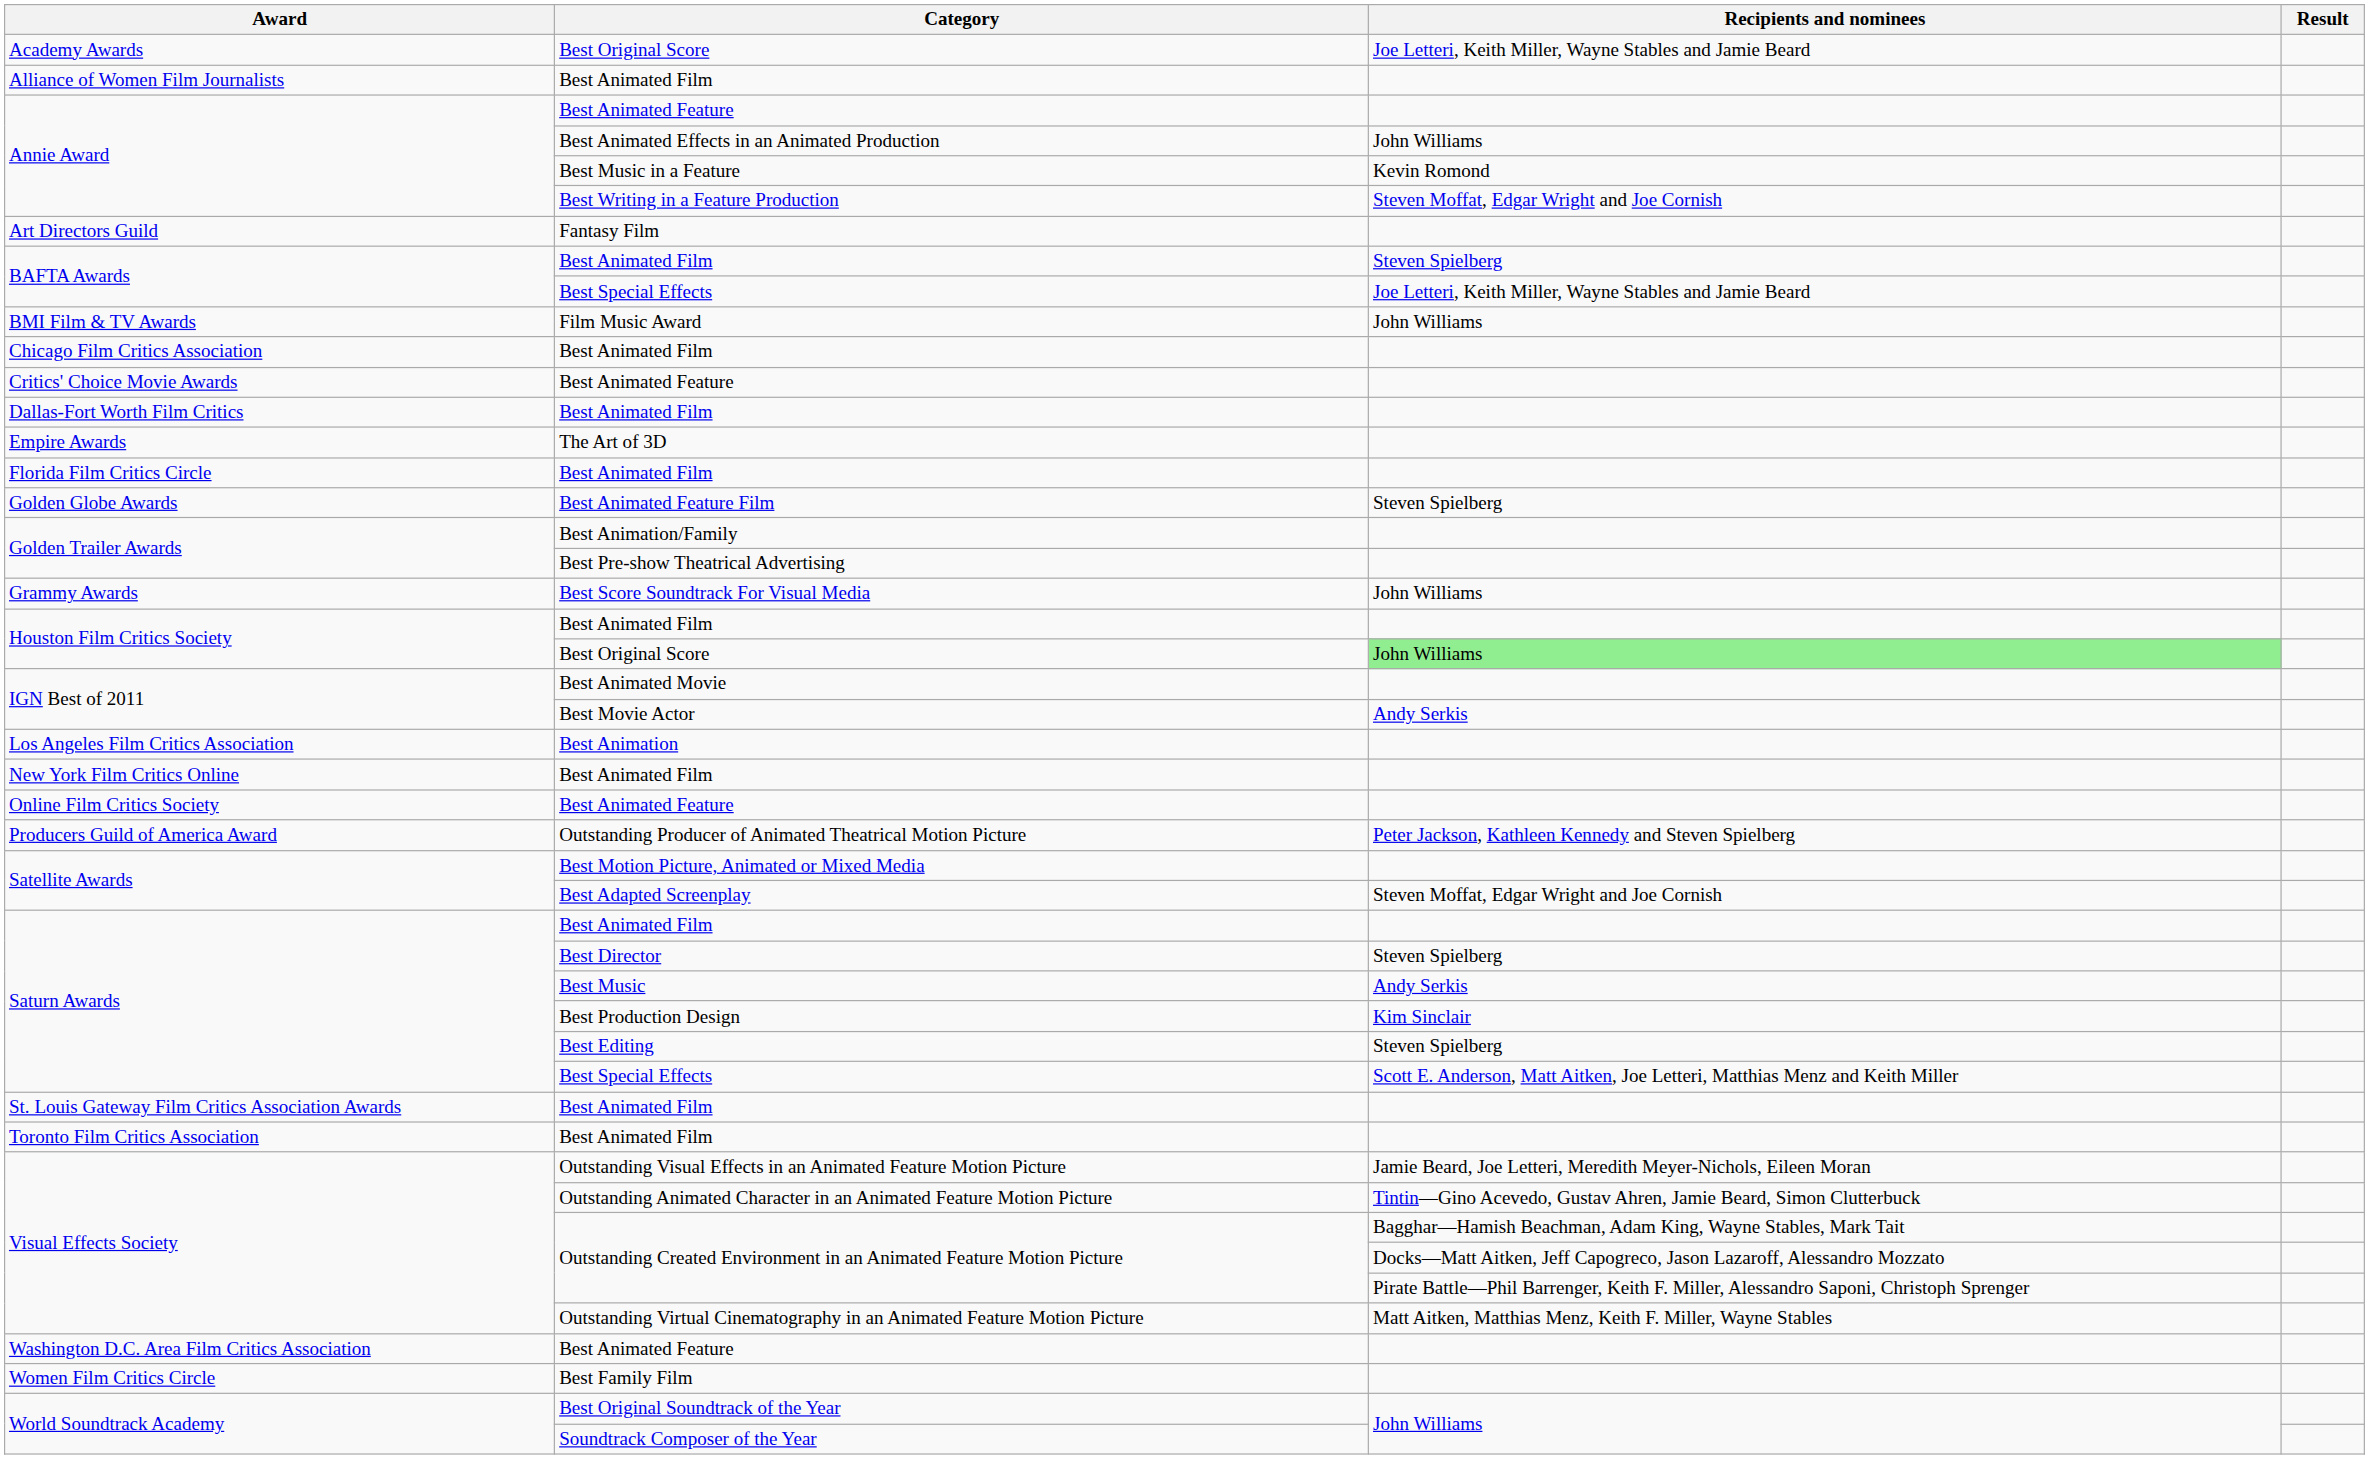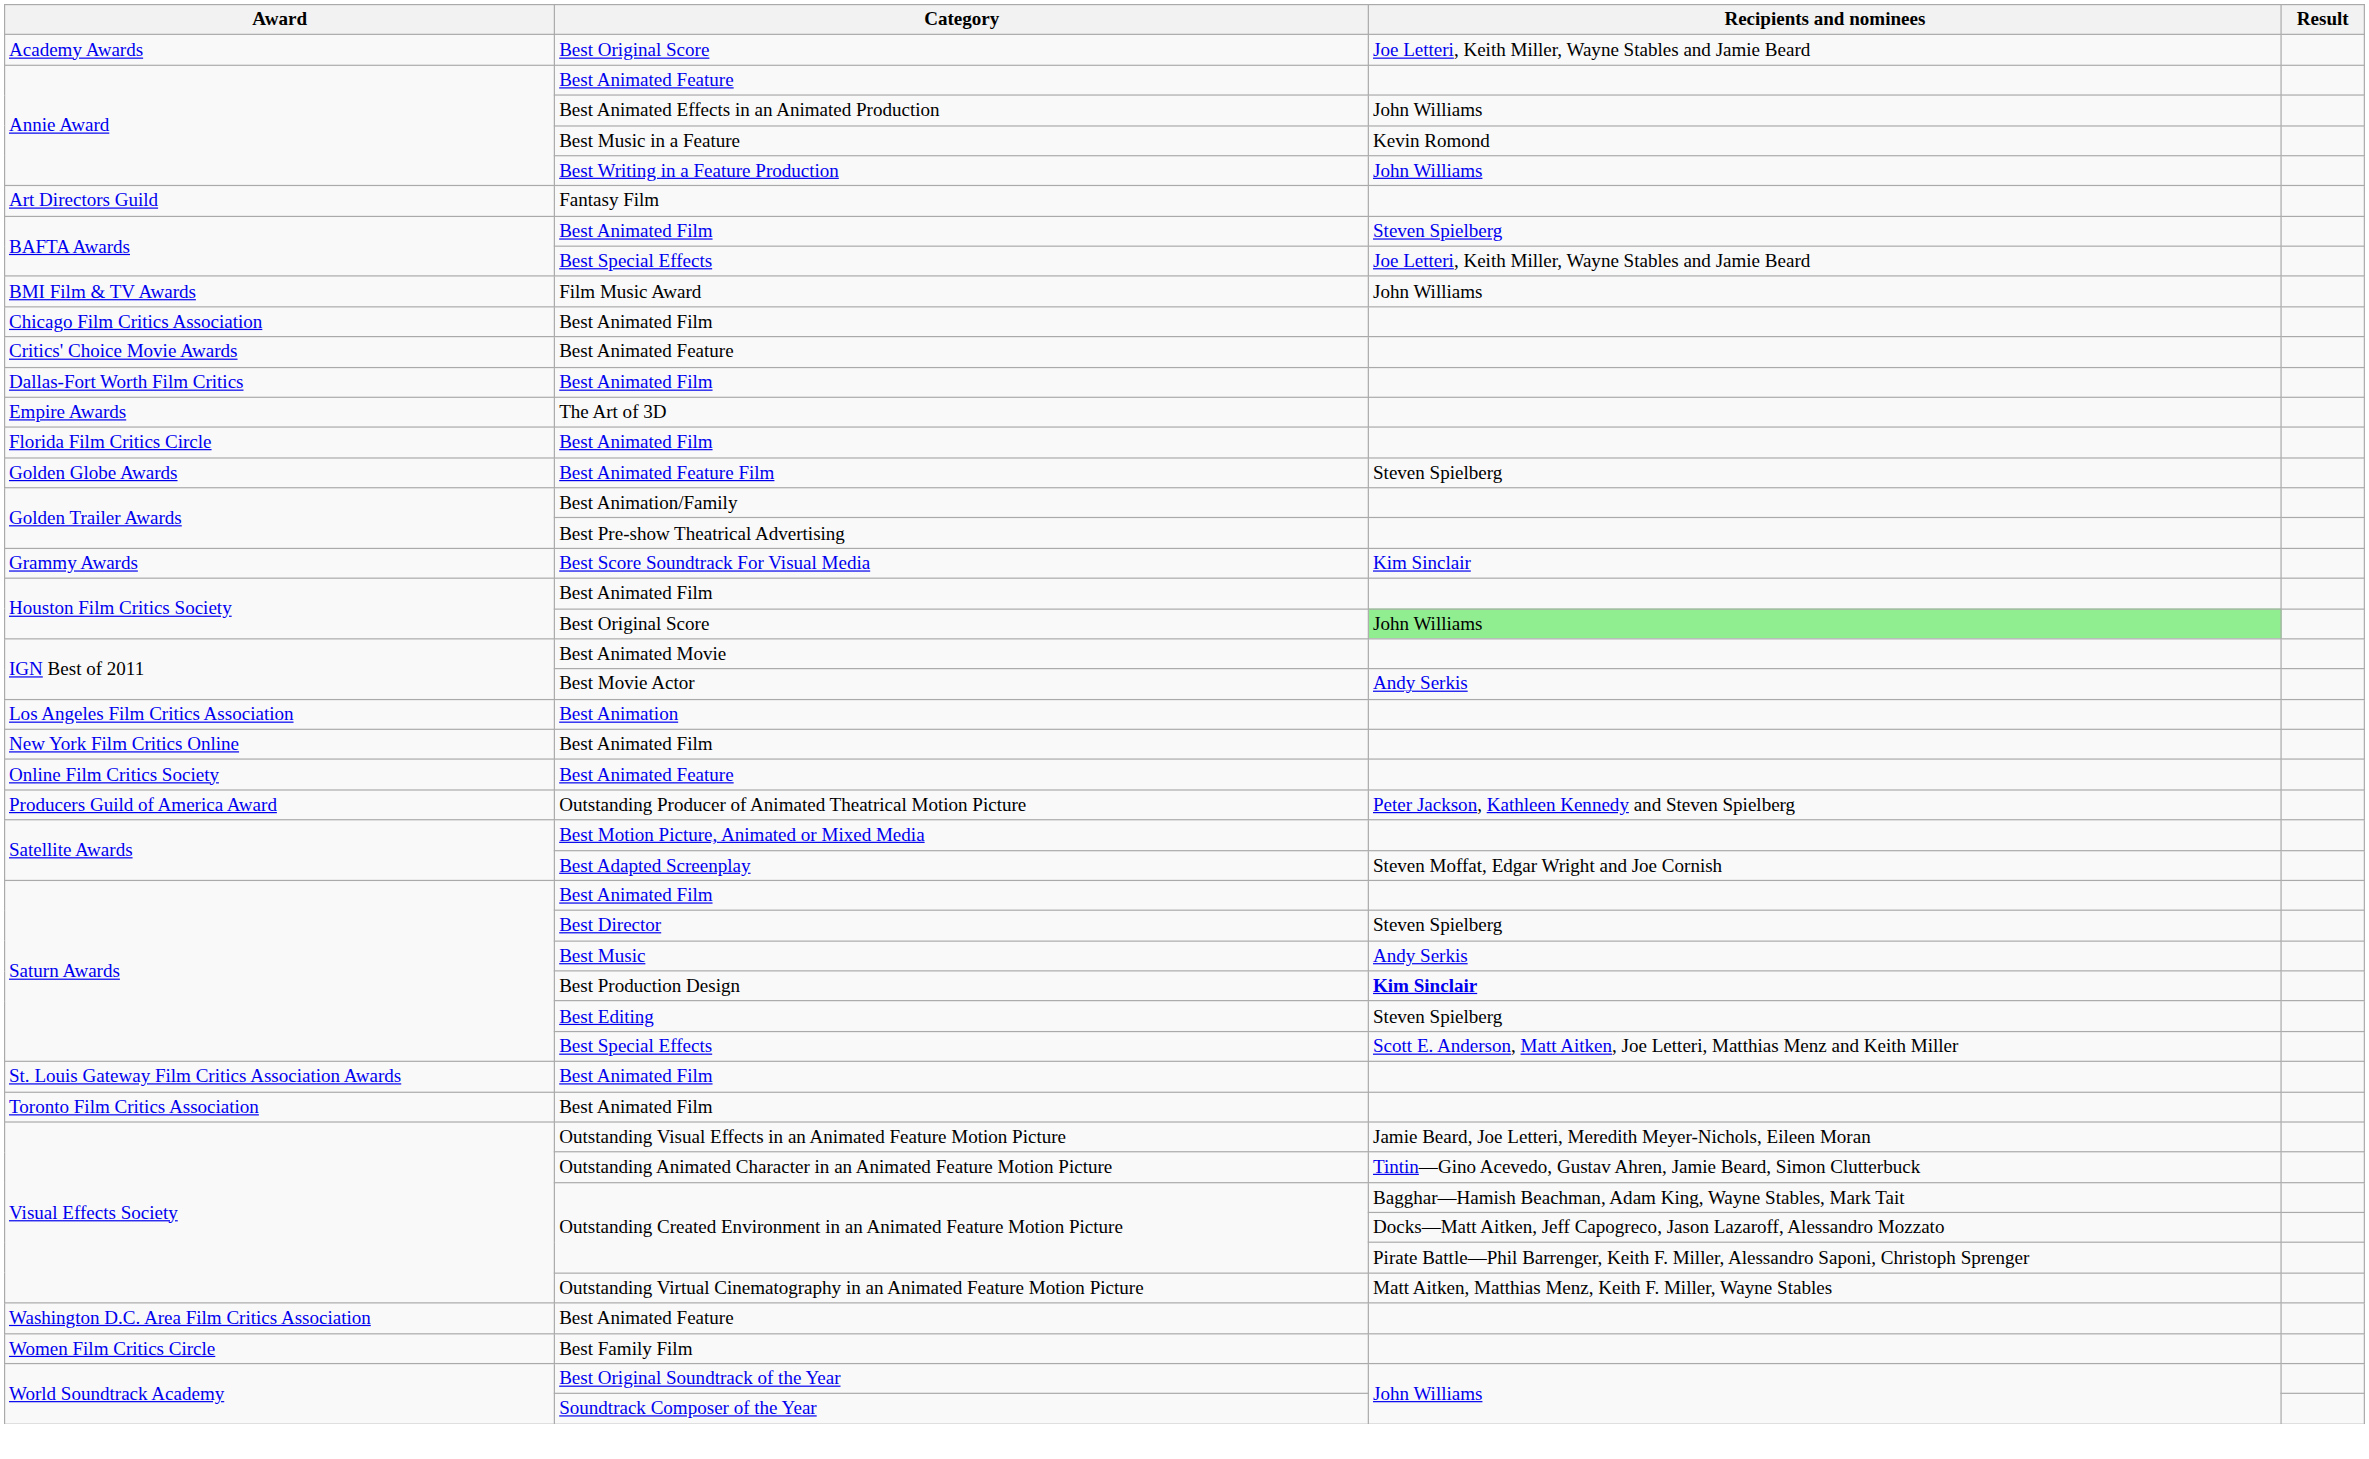- row: (147, 79)
(1548, 200) Steven Moffat, Edgar Wright and Joe Cornish -> (1428, 170) John Williams
(1428, 593) John Williams -> (1422, 563) Kim Sinclair
(1422, 1016) normal -> (1425, 985) bold
